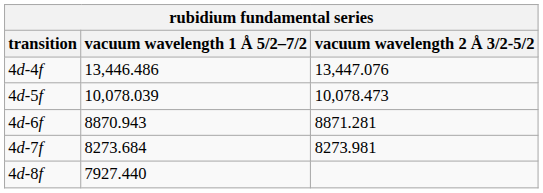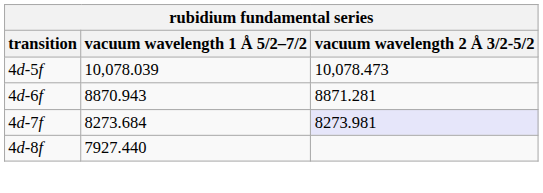- row: (26, 69)
(346, 148) no background -> (346, 122) lavender background
